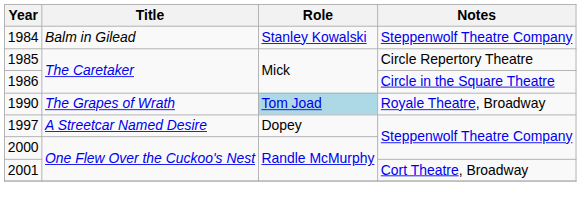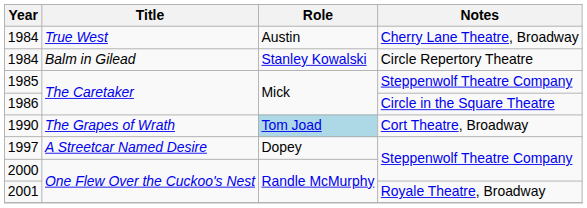+ row: (23, 37)
(477, 37) Steppenwolf Theatre Company -> (457, 59) Circle Repertory Theatre
(457, 59) Circle Repertory Theatre -> (477, 81) Steppenwolf Theatre Company
(463, 103) Royale Theatre, Broadway -> (455, 125) Cort Theatre, Broadway
(455, 170) Cort Theatre, Broadway -> (463, 192) Royale Theatre, Broadway
